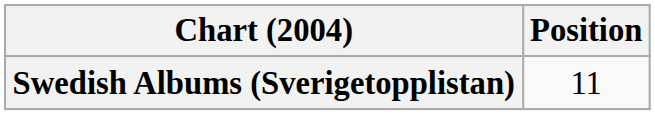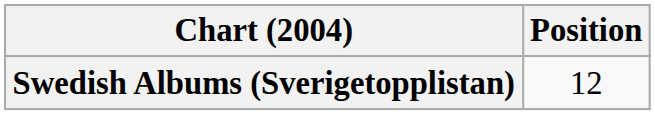(586, 82) 11 -> (586, 82) 12
